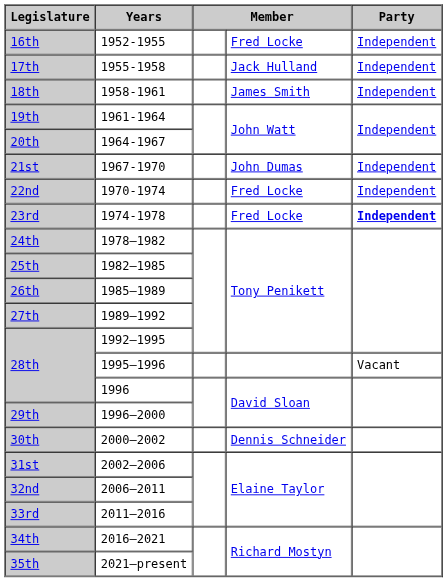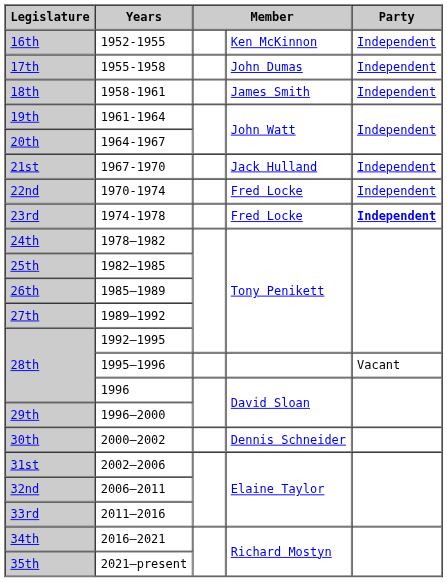(267, 42) Fred Locke -> (274, 42) Ken McKinnon
(274, 67) Jack Hulland -> (267, 67) John Dumas
(267, 166) John Dumas -> (274, 166) Jack Hulland
